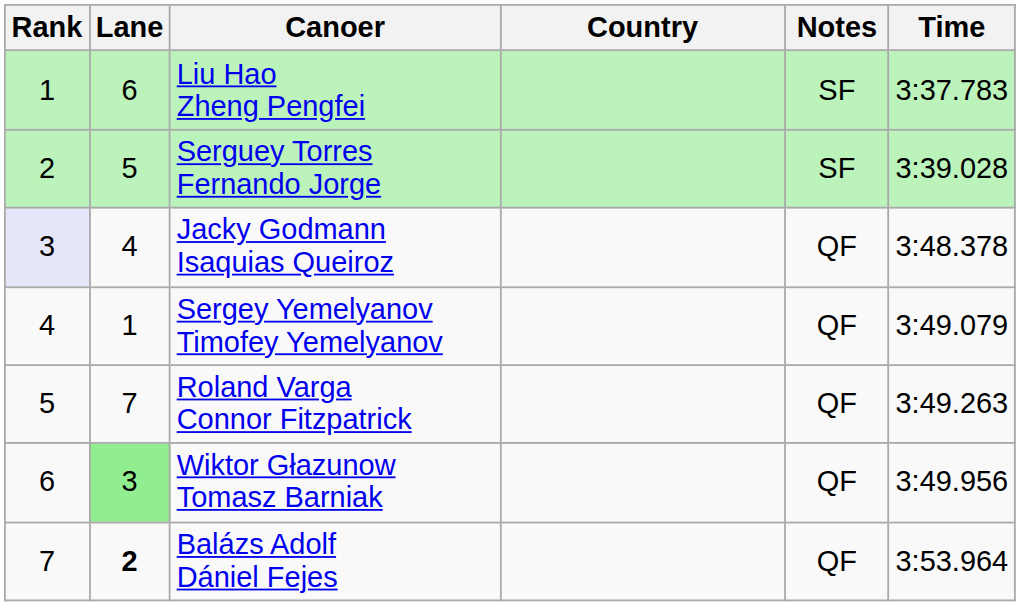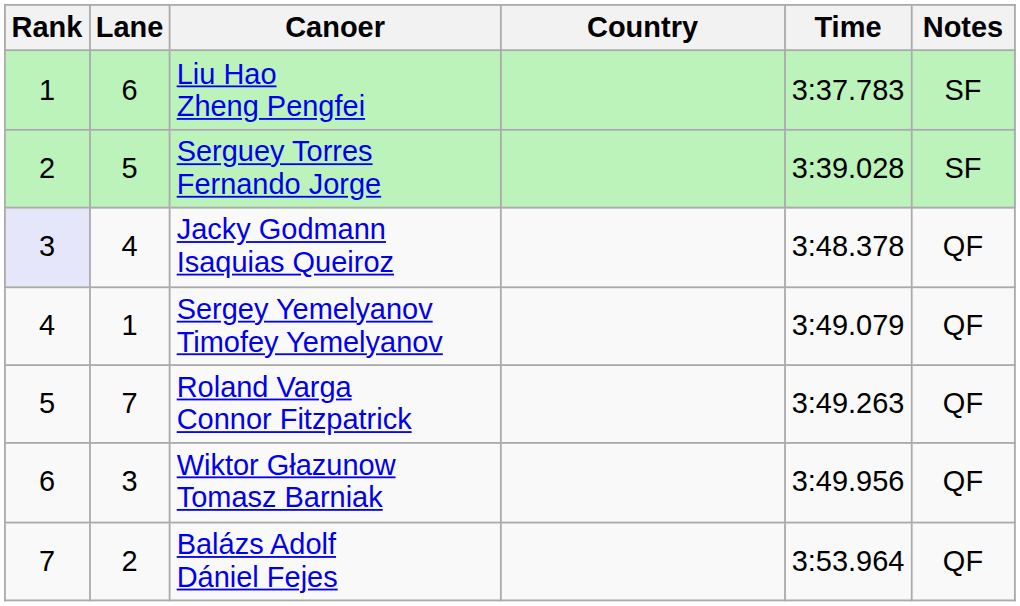columns swapped: (952, 27) <-> (837, 27)
(130, 482) lightgreen background -> (130, 482) no background
(130, 560) bold -> (130, 560) normal
